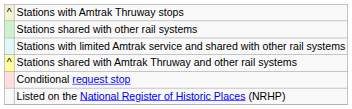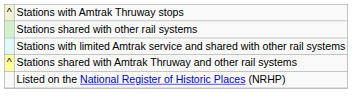- row: (74, 79)
